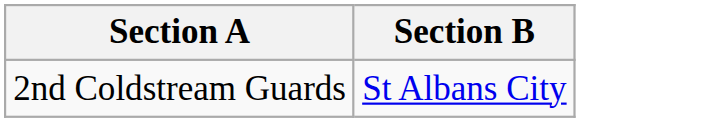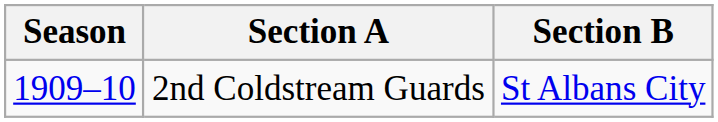+ column: (74, 32)
